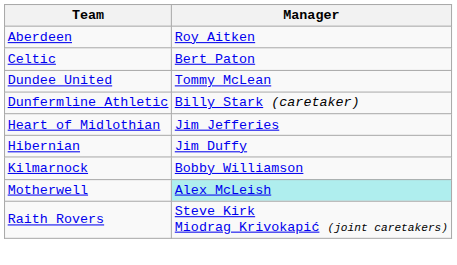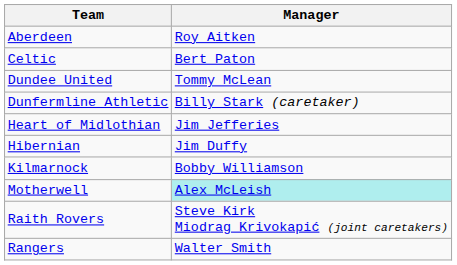+ row: (36, 249)
